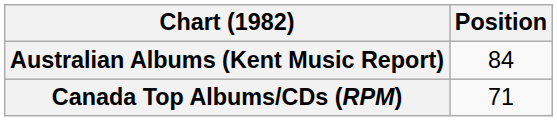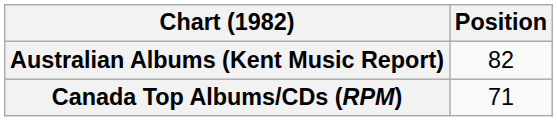(501, 60) 84 -> (501, 60) 82
